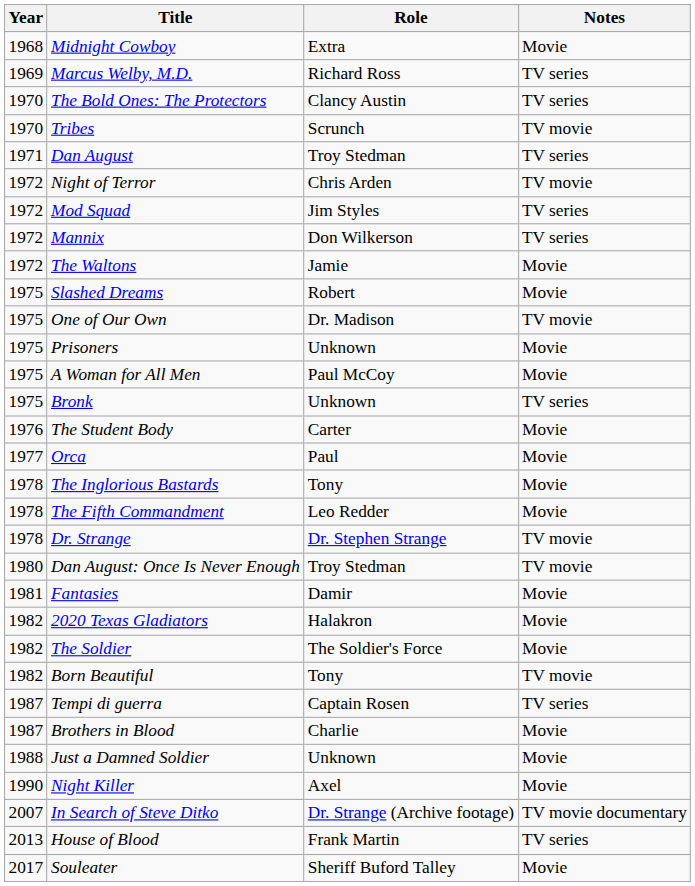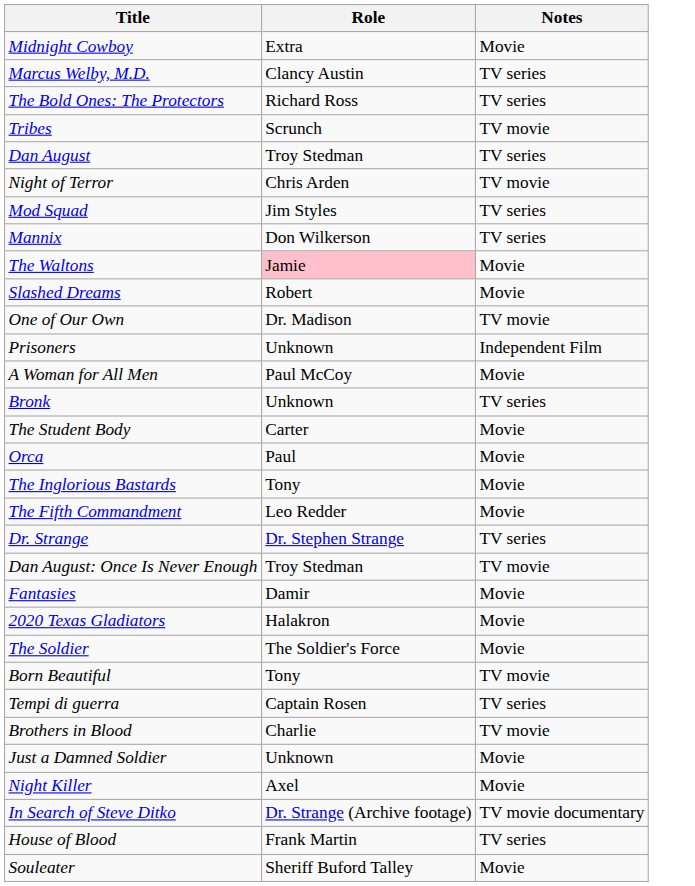- column: (26, 18)
(354, 73) Richard Ross -> (314, 73) Clancy Austin
(357, 100) Clancy Austin -> (312, 100) Richard Ross
(328, 264) no background -> (285, 264) pink background
(545, 347) Movie -> (541, 347) Independent Film
(557, 538) TV movie -> (513, 538) TV series
(545, 730) Movie -> (515, 730) TV movie
